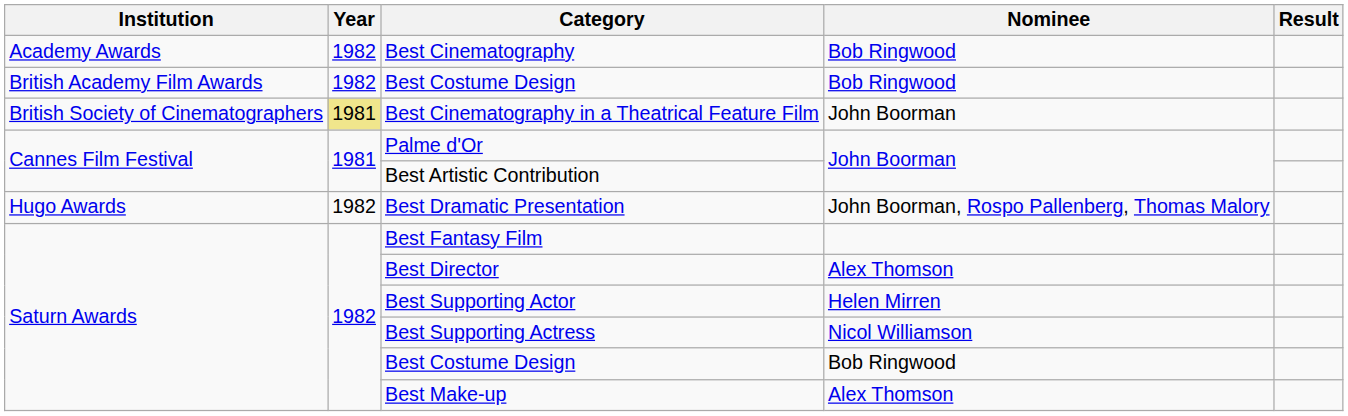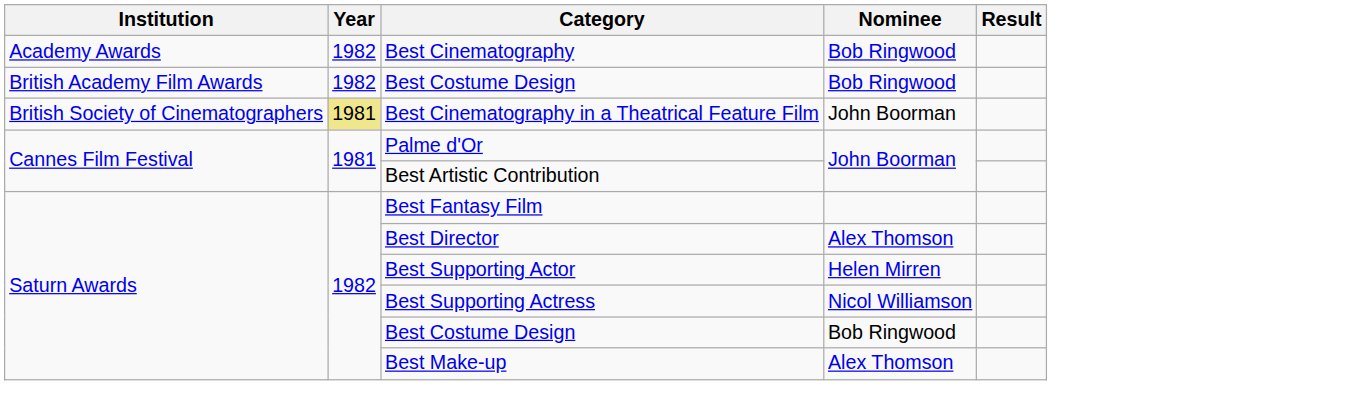- row: (67, 207)
